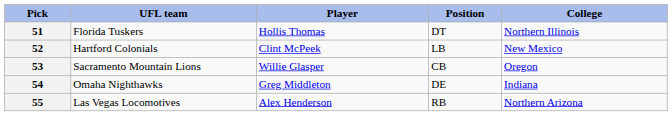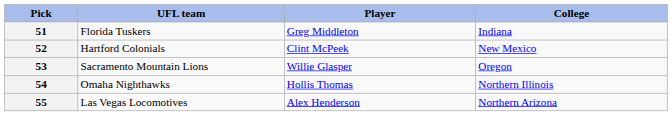- column: (465, 13)
(292, 31) Hollis Thomas -> (323, 31) Greg Middleton
(542, 31) Northern Illinois -> (495, 31) Indiana
(295, 84) Greg Middleton -> (320, 84) Hollis Thomas
(521, 84) Indiana -> (516, 84) Northern Illinois
